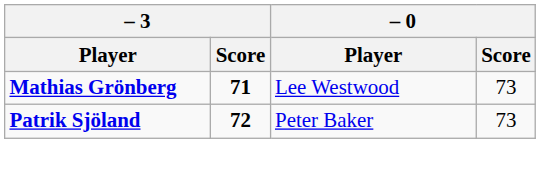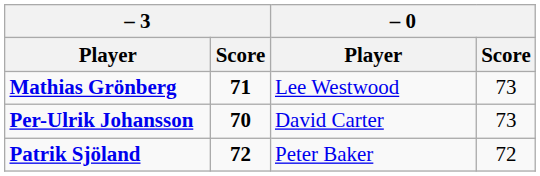+ row: (101, 120)
(506, 120) 73 -> (506, 154) 72
